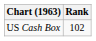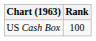(77, 28) 102 -> (77, 28) 100
